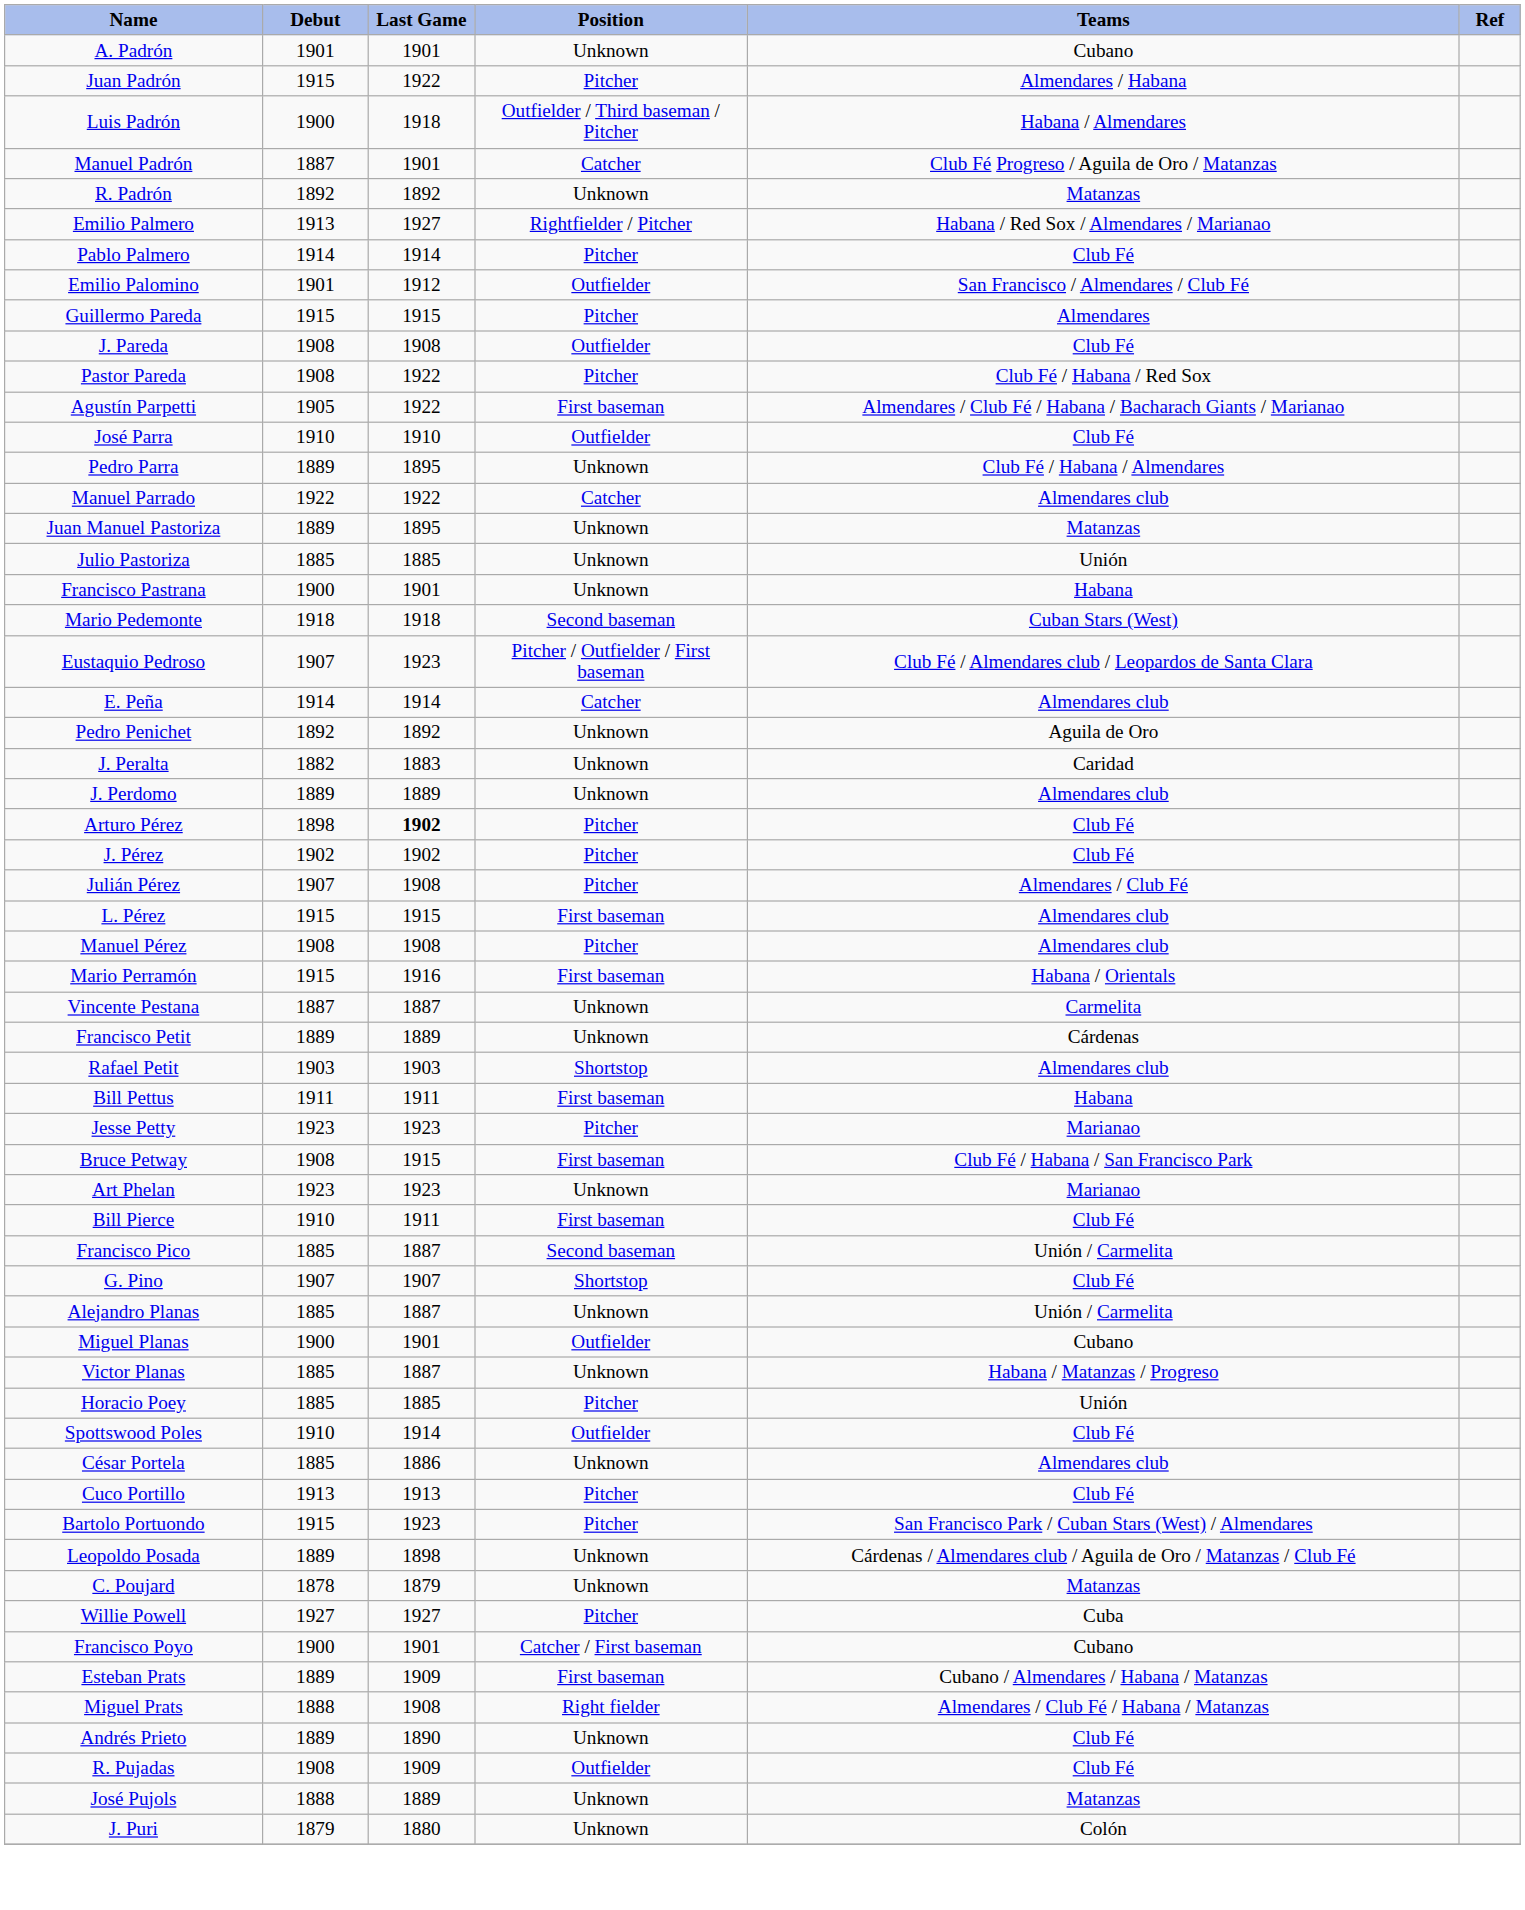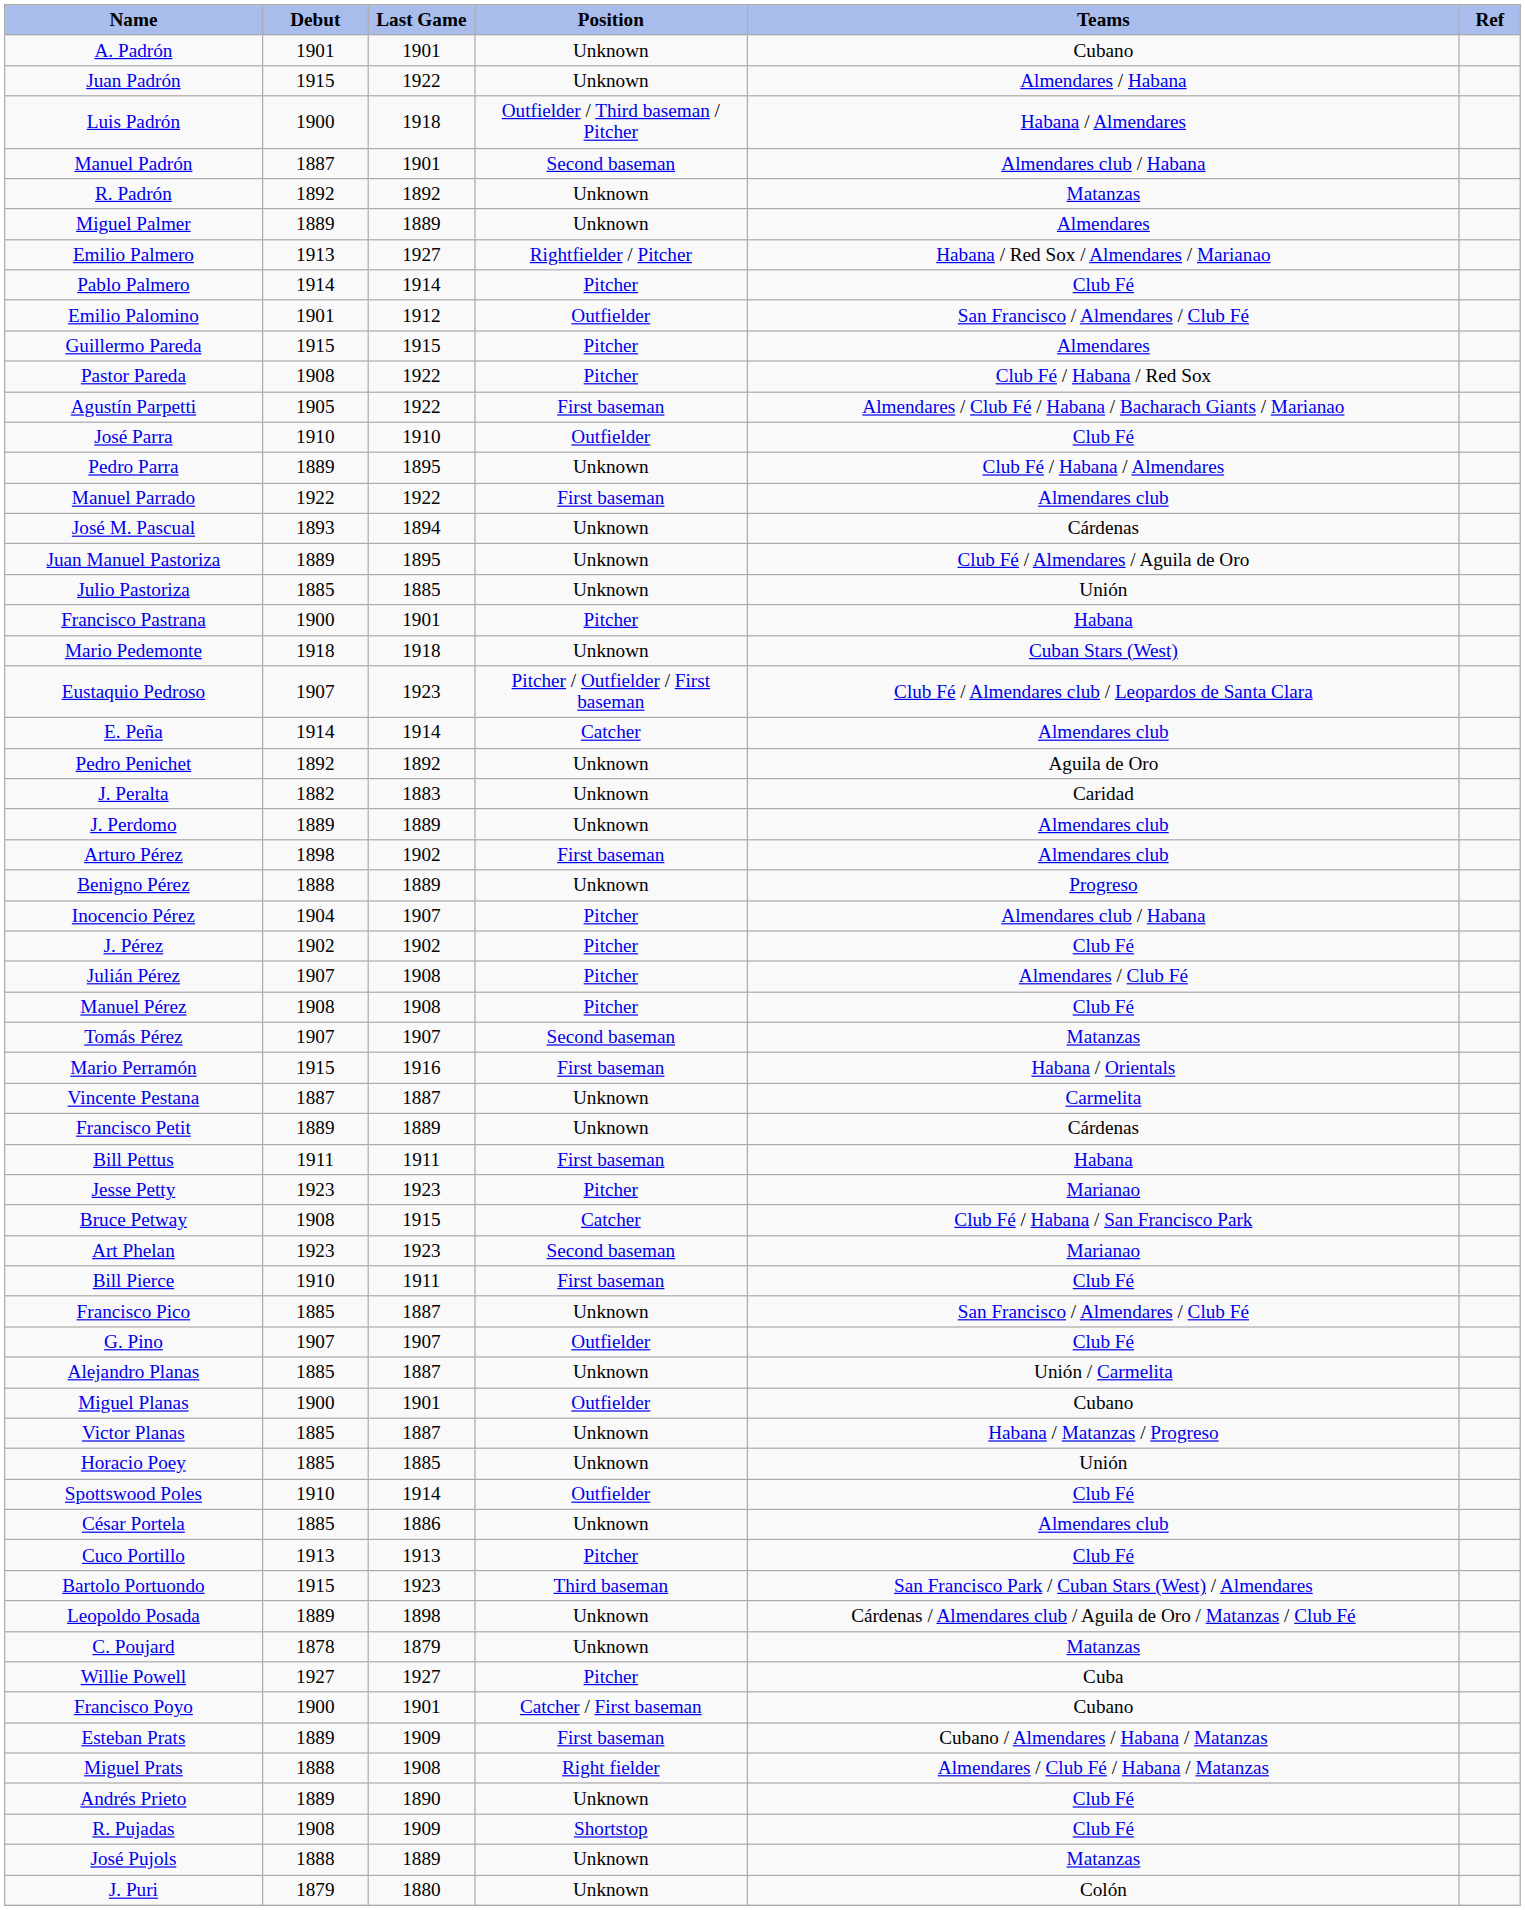(611, 80) Pitcher -> (611, 80) Unknown
(611, 163) Catcher -> (611, 163) Second baseman
(1103, 163) Club Fé Progreso / Aguila de Oro / Matanzas -> (1103, 163) Almendares club / Habana
+ row: (133, 224)
- row: (133, 345)
(611, 498) Catcher -> (611, 498) First baseman
+ row: (133, 528)
(1103, 528) Matanzas -> (1103, 558) Club Fé / Almendares / Aguila de Oro
(611, 589) Unknown -> (611, 619) Pitcher
(611, 619) Second baseman -> (611, 650) Unknown
(421, 824) bold -> (421, 854) normal
(611, 824) Pitcher -> (611, 854) First baseman
(1103, 824) Club Fé -> (1103, 854) Almendares club
+ row: (133, 885)
+ row: (133, 915)
- row: (133, 915)
(1103, 945) Almendares club -> (1103, 1006) Club Fé
+ row: (133, 1037)
- row: (133, 1067)
(611, 1159) First baseman -> (611, 1220) Catcher
(611, 1189) Unknown -> (611, 1250) Second baseman
(611, 1250) Second baseman -> (611, 1311) Unknown
(1103, 1250) Unión / Carmelita -> (1103, 1311) San Francisco / Almendares / Club Fé
(611, 1280) Shortstop -> (611, 1341) Outfielder
(611, 1402) Pitcher -> (611, 1463) Unknown
(611, 1524) Pitcher -> (611, 1585) Third baseman
(611, 1768) Outfielder -> (611, 1829) Shortstop
